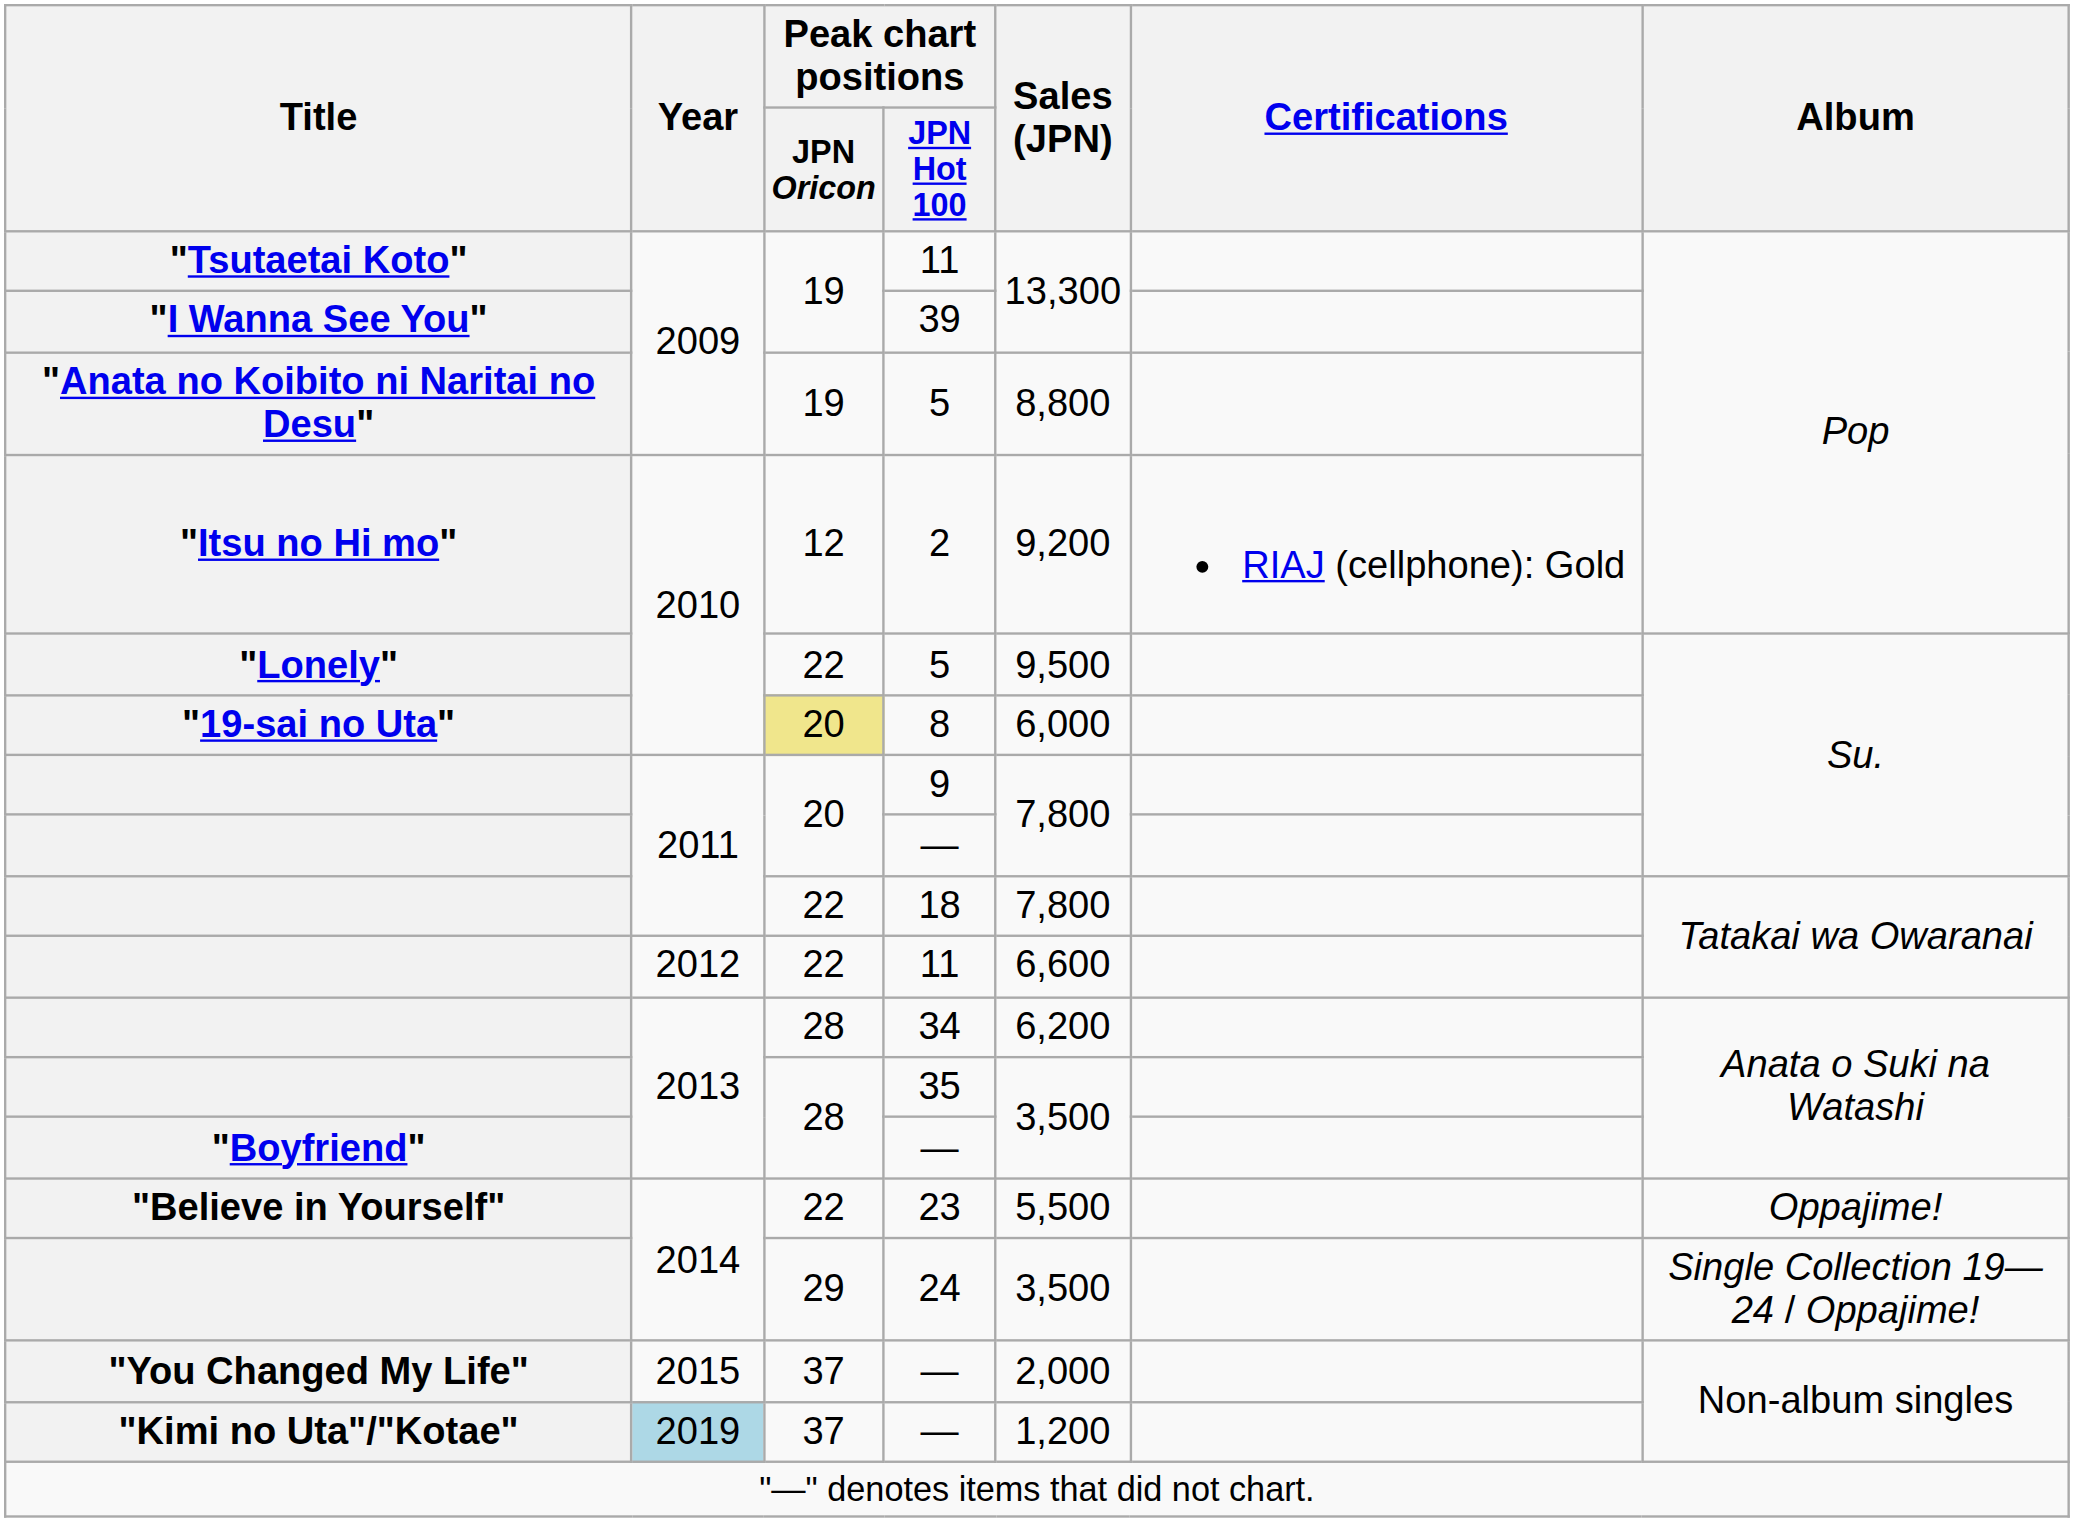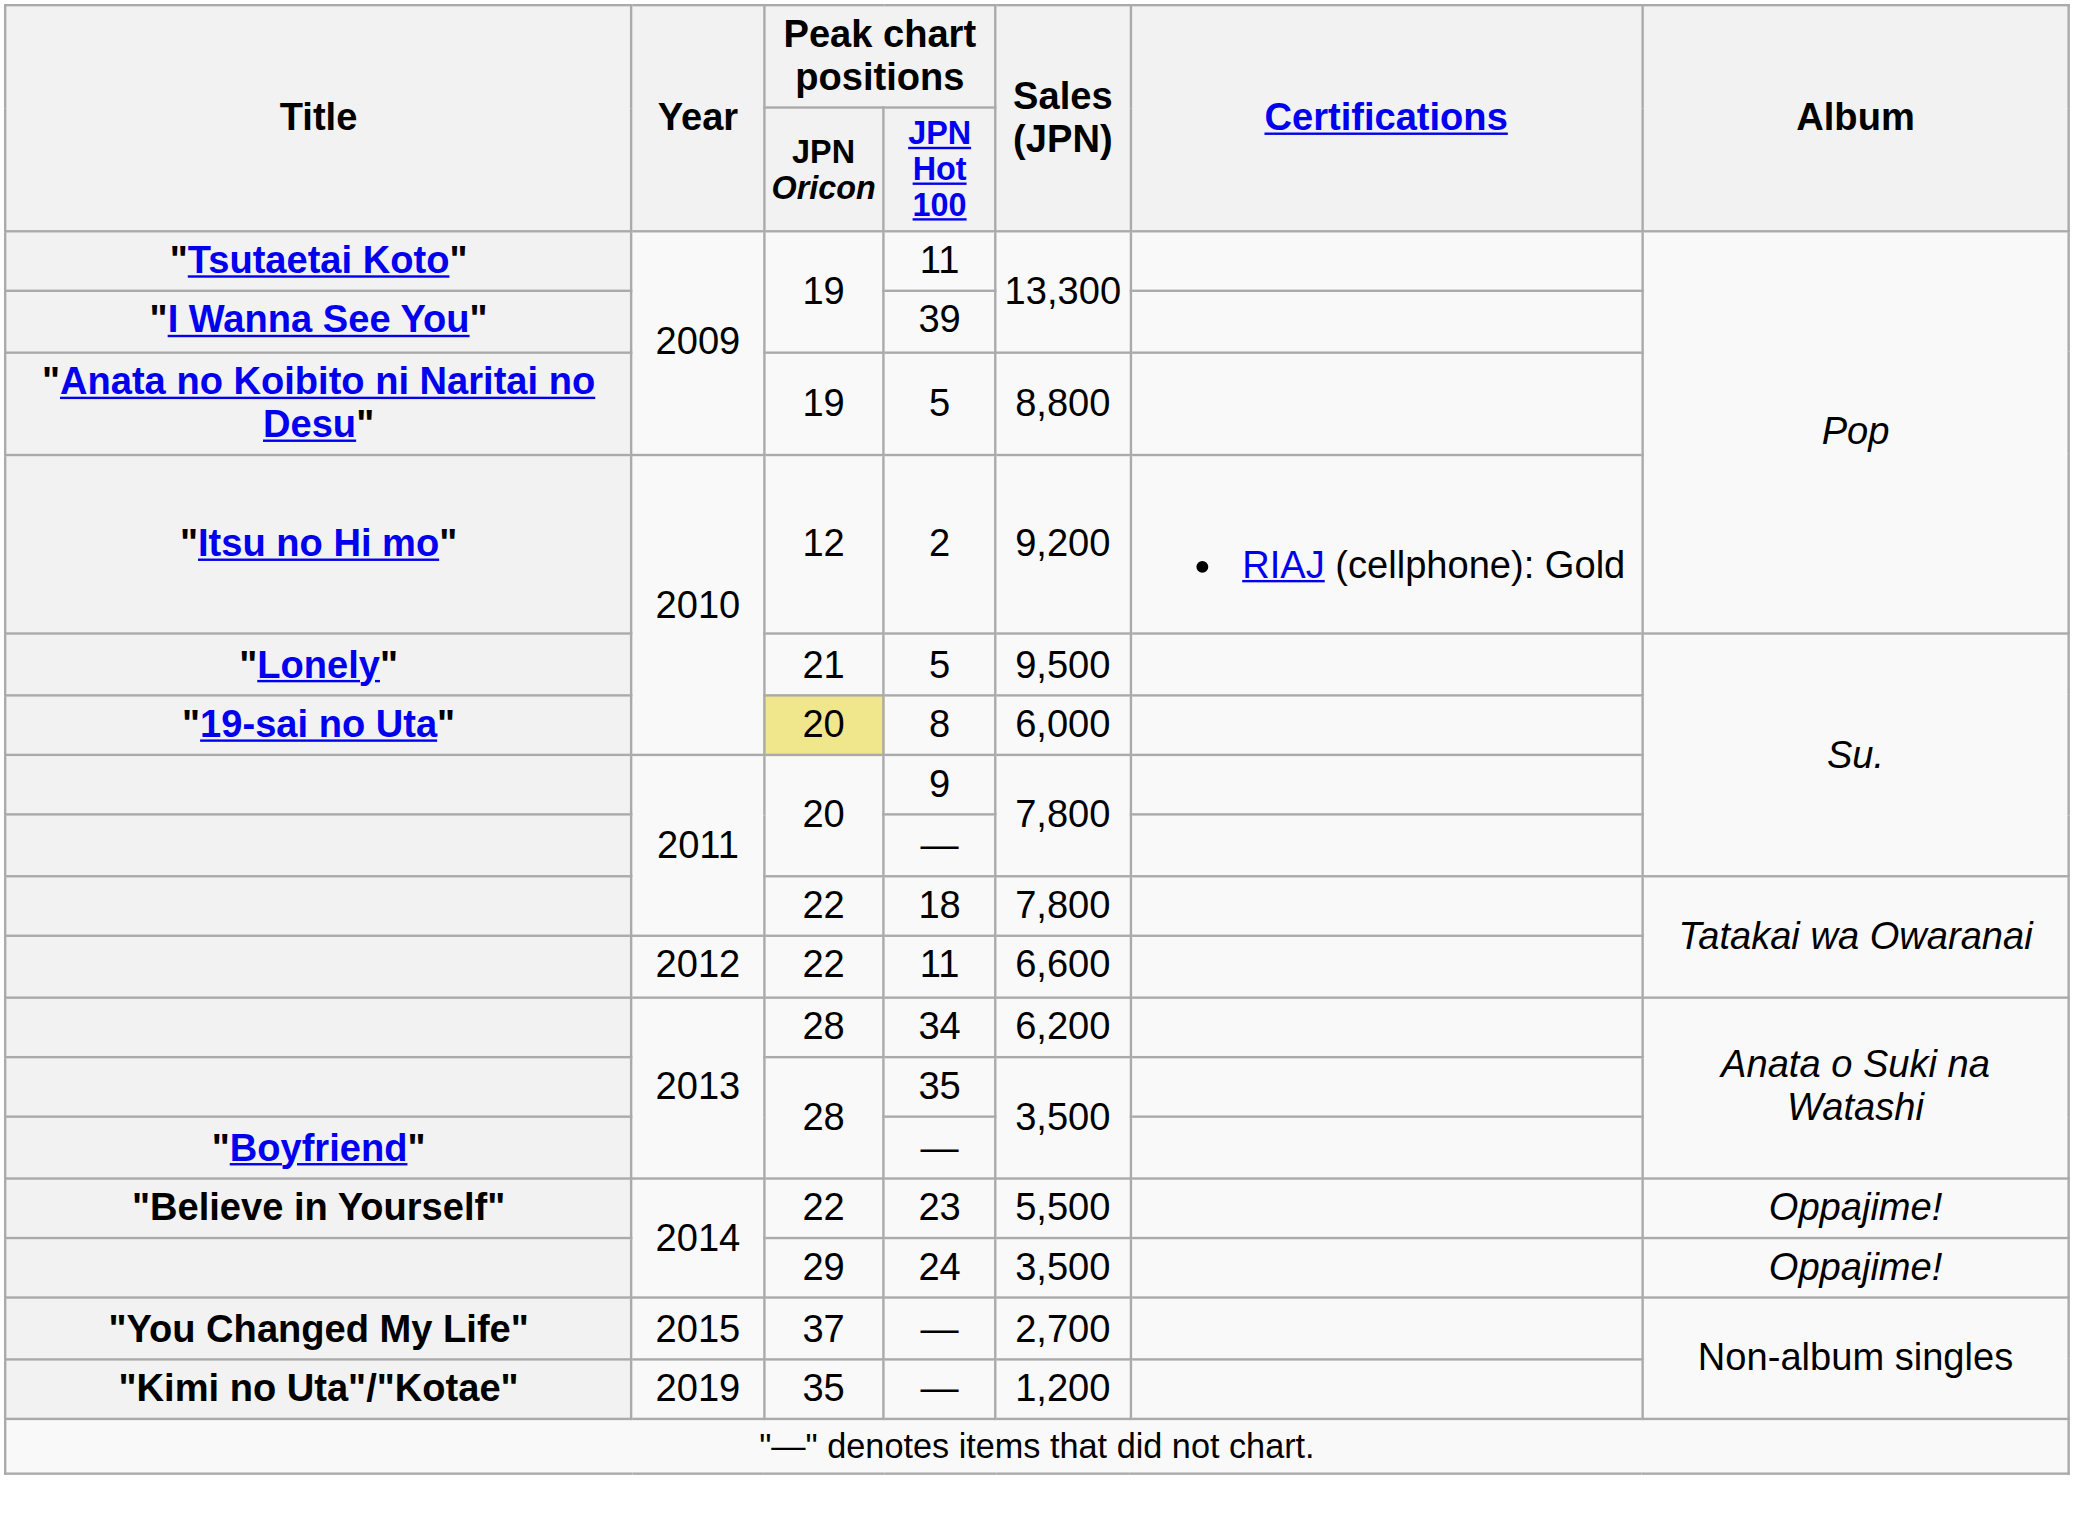(824, 663) 22 -> (824, 663) 21
(1856, 1289) Single Collection 19—24 / Oppajime! -> (1856, 1267) Oppajime!
(1063, 1370) 2,000 -> (1063, 1328) 2,700
(698, 1431) lightblue background -> (698, 1388) no background
(824, 1431) 37 -> (824, 1388) 35
